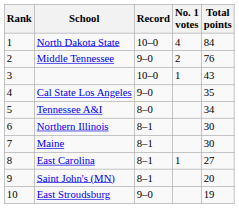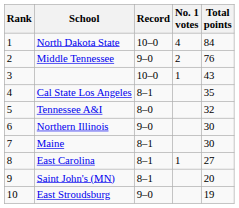(145, 93) 9–0 -> (145, 93) 8–1
(209, 110) 34 -> (209, 110) 32
(145, 127) 8–1 -> (145, 127) 9–0
